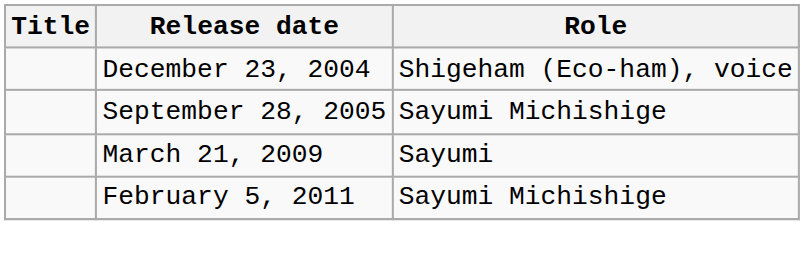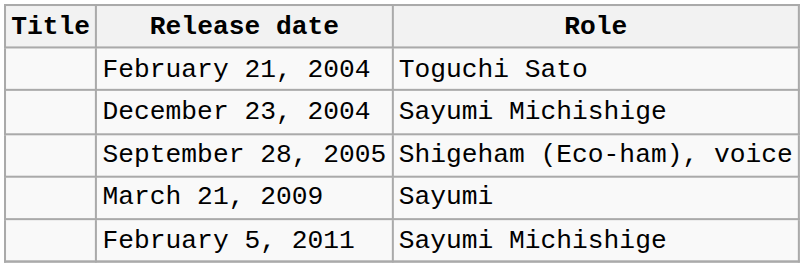+ row: (237, 69)
(596, 69) Shigeham (Eco-ham), voice -> (533, 112) Sayumi Michishige
(533, 112) Sayumi Michishige -> (596, 155) Shigeham (Eco-ham), voice
